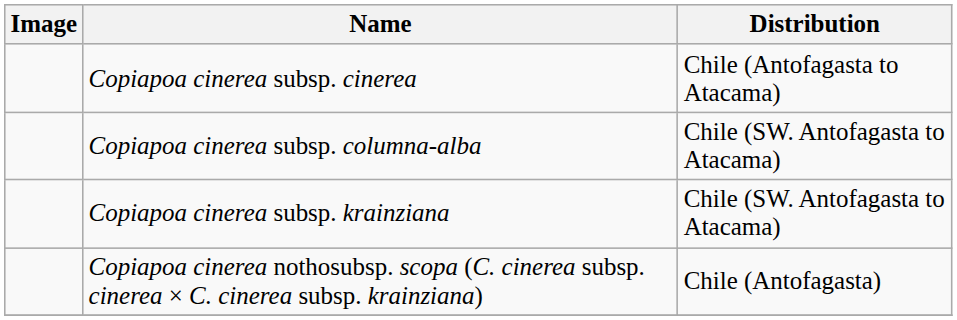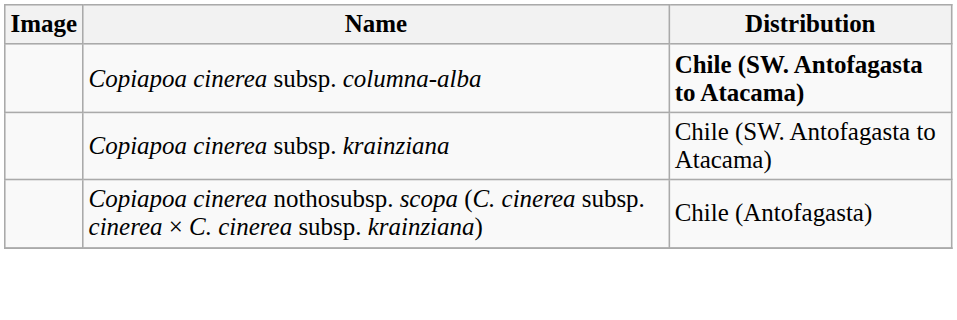- row: (253, 77)
(814, 145) normal -> (799, 77) bold
